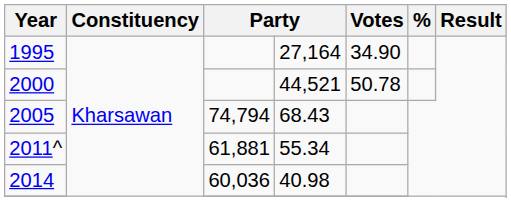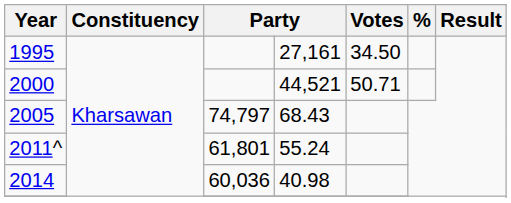(310, 52) 27,164 -> (310, 52) 27,161
(376, 52) 34.90 -> (376, 52) 34.50
(376, 84) 50.78 -> (376, 84) 50.71
(239, 116) 74,794 -> (239, 116) 74,797
(239, 148) 61,881 -> (239, 148) 61,801
(305, 148) 55.34 -> (305, 148) 55.24
